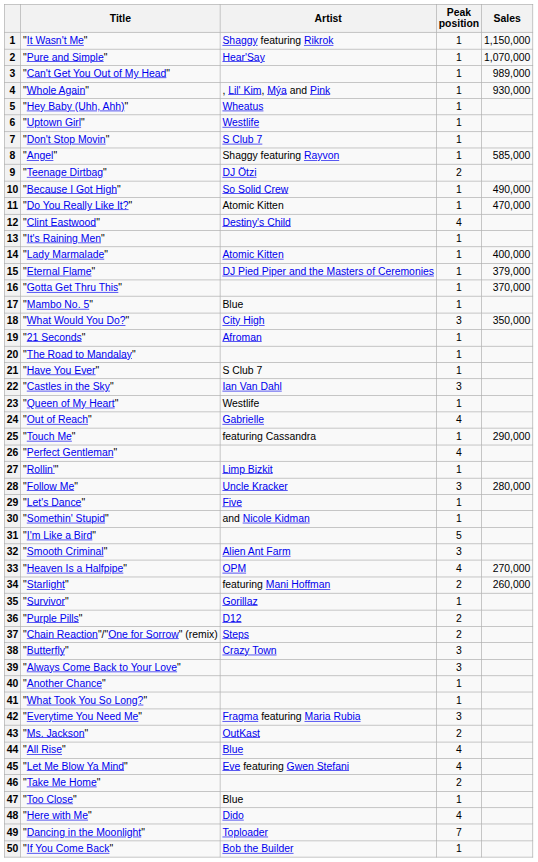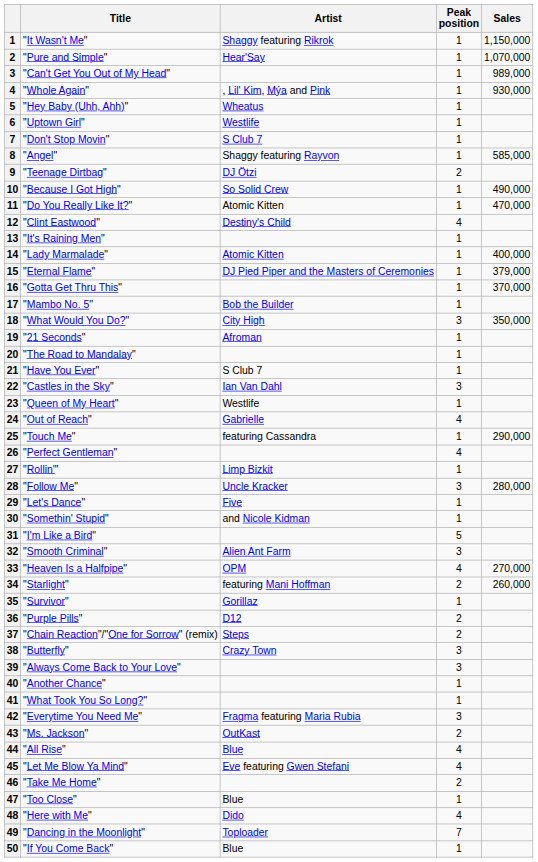(233, 304) Blue -> (258, 304) Bob the Builder
(258, 849) Bob the Builder -> (233, 849) Blue
